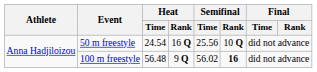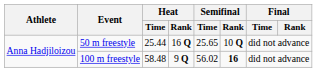(155, 43) 24.54 -> (155, 43) 25.44
(207, 43) 25.56 -> (207, 43) 25.65
(155, 59) 56.48 -> (155, 59) 58.48
